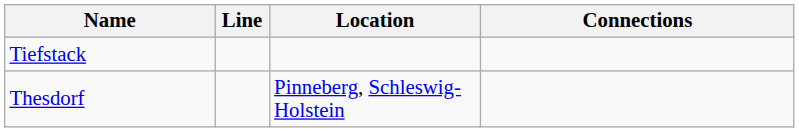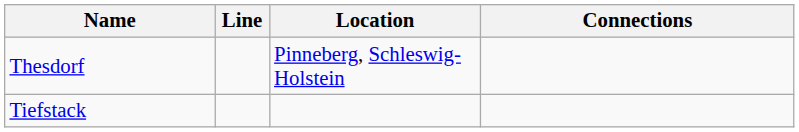rows swapped: (47, 98) <-> (48, 53)
